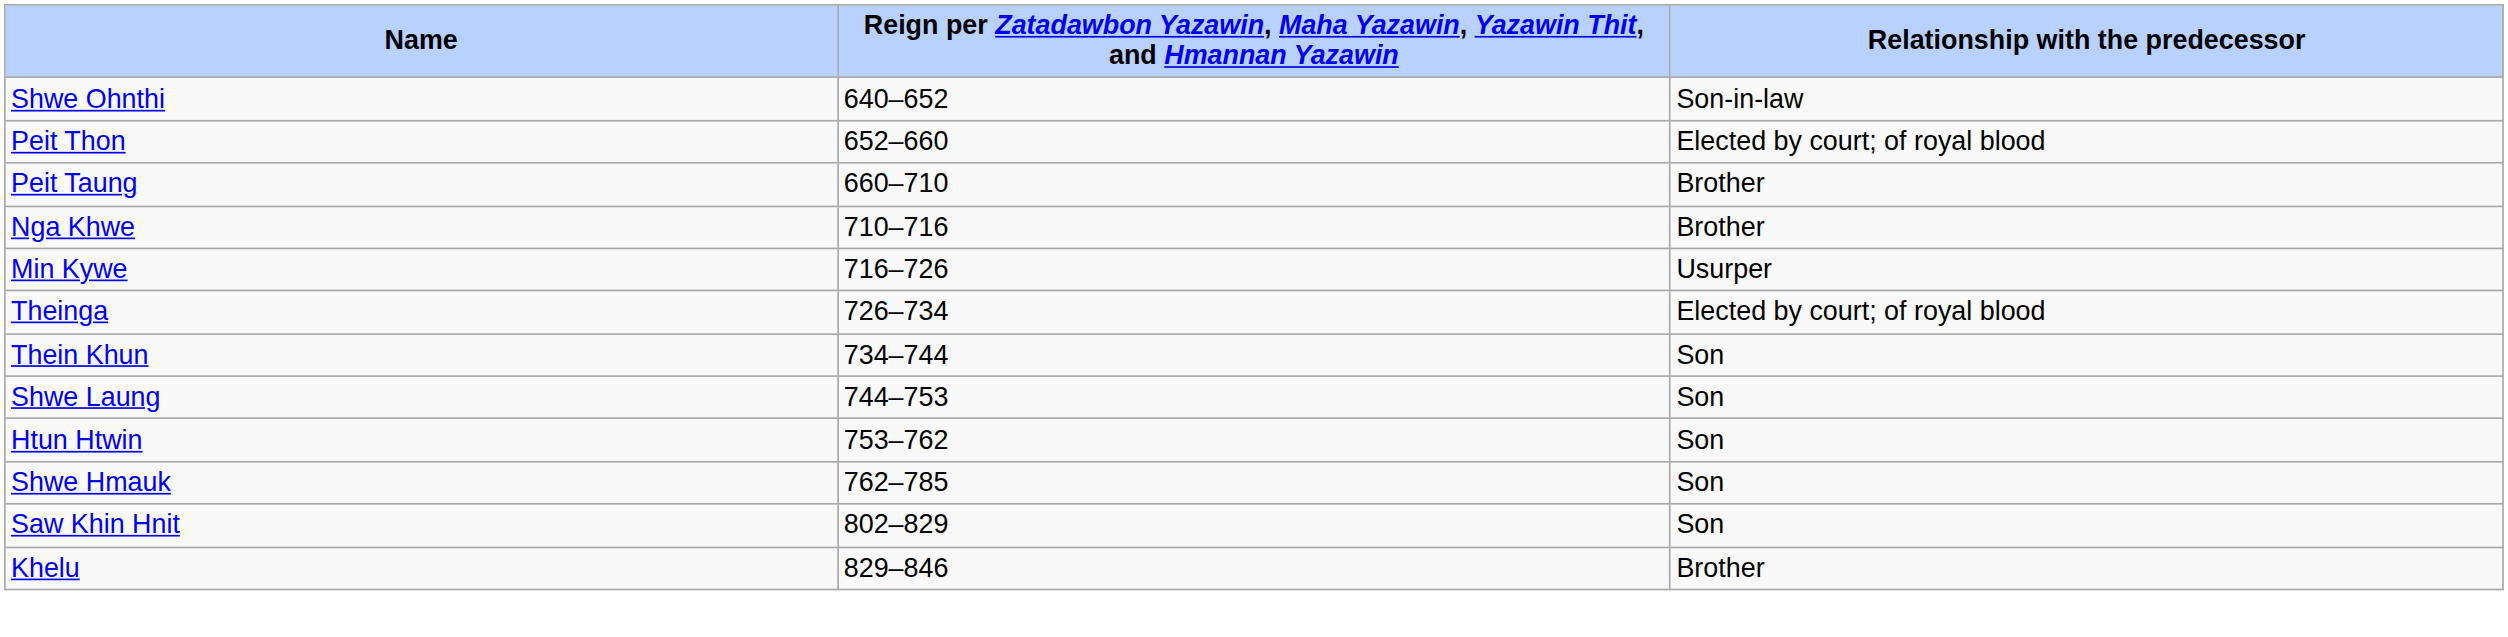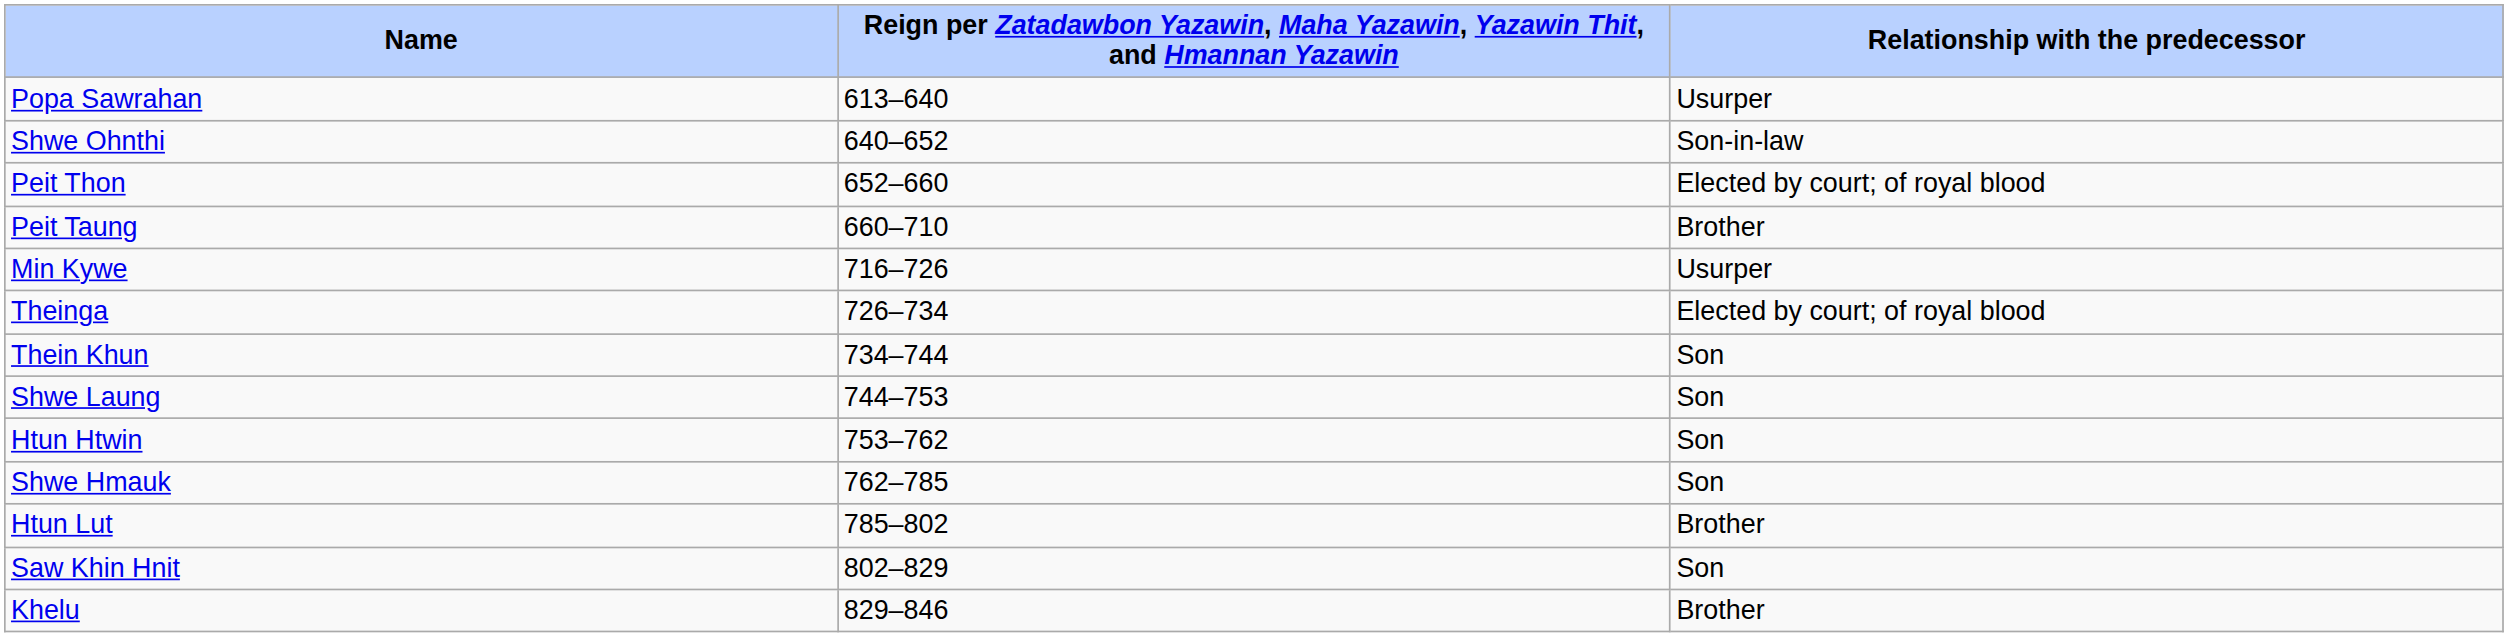+ row: (107, 98)
- row: (73, 226)
+ row: (62, 524)
